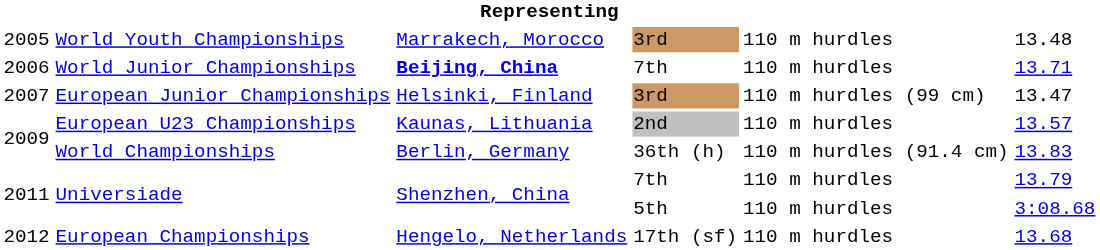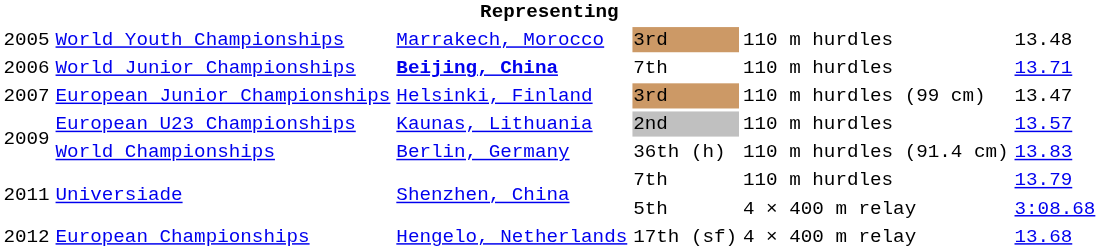(818, 208) 110 m hurdles -> (830, 208) 4 × 400 m relay
(818, 237) 110 m hurdles -> (830, 237) 4 × 400 m relay
